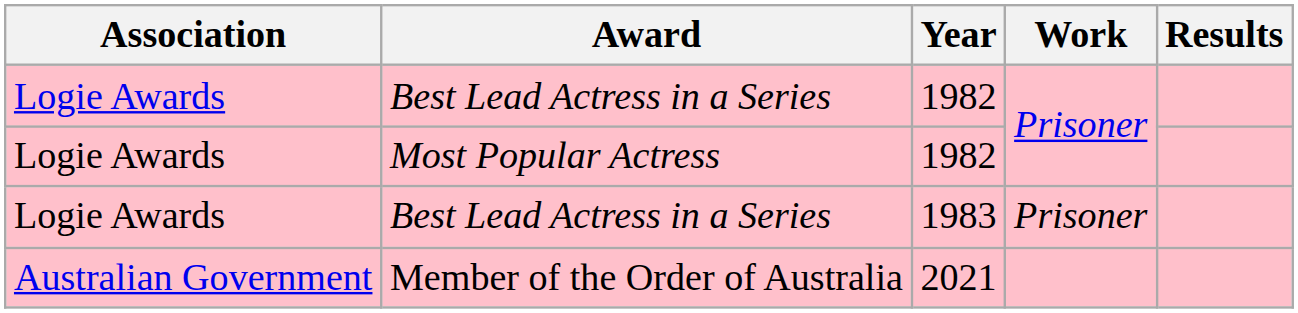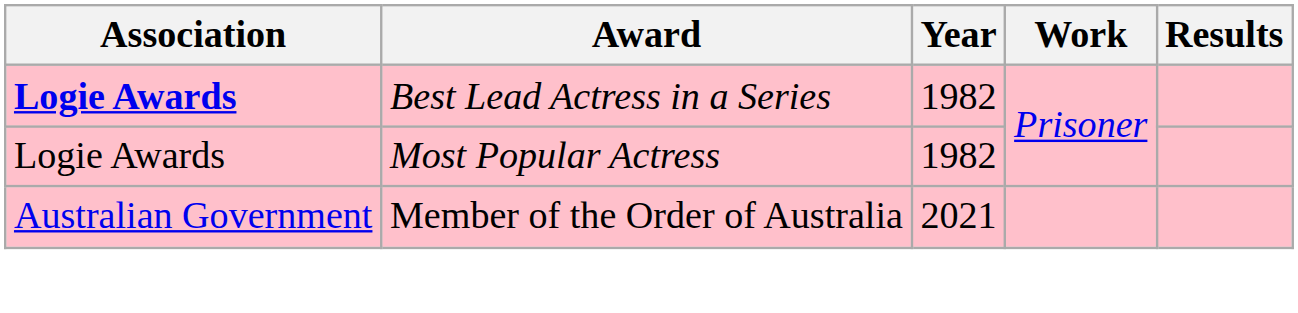(120, 95) normal -> (125, 95) bold
- row: (611, 215)
